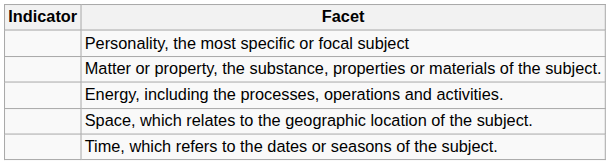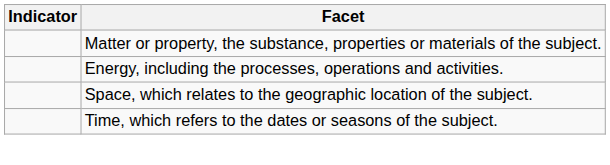- row: (247, 43)
